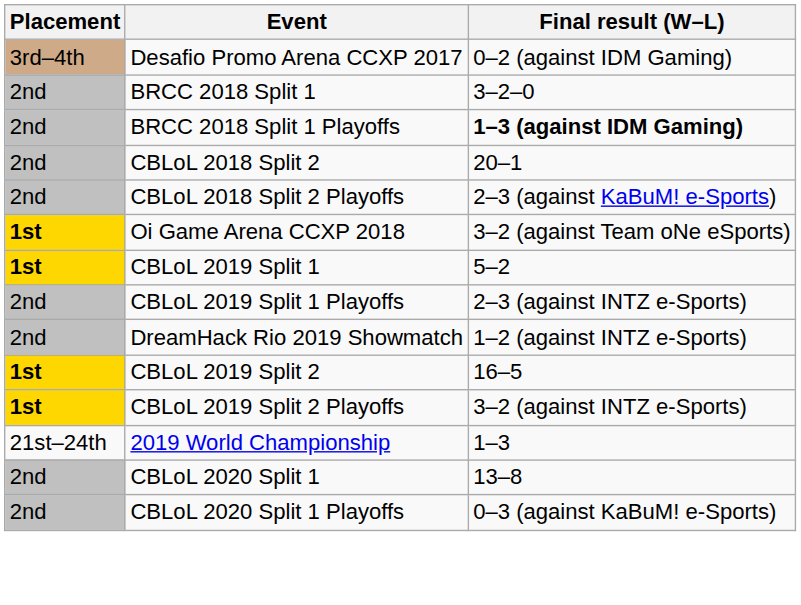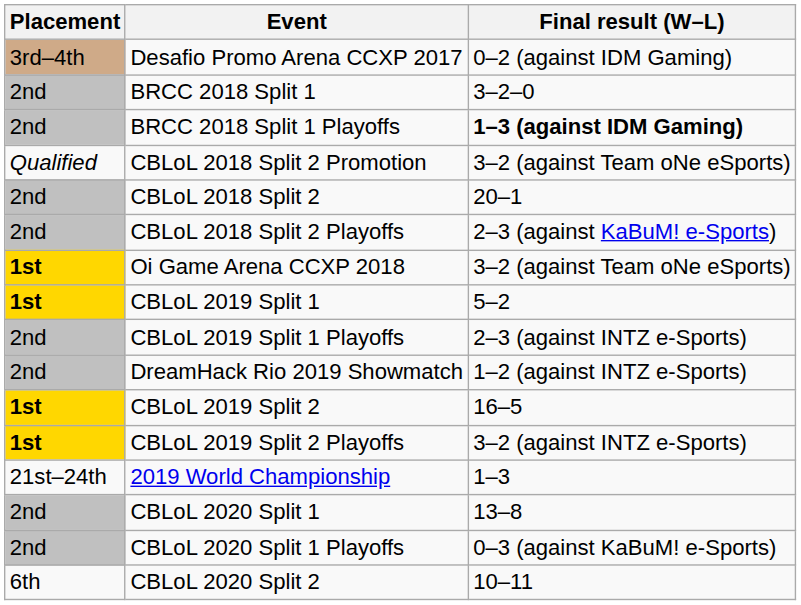+ row: (279, 162)
+ row: (225, 582)
